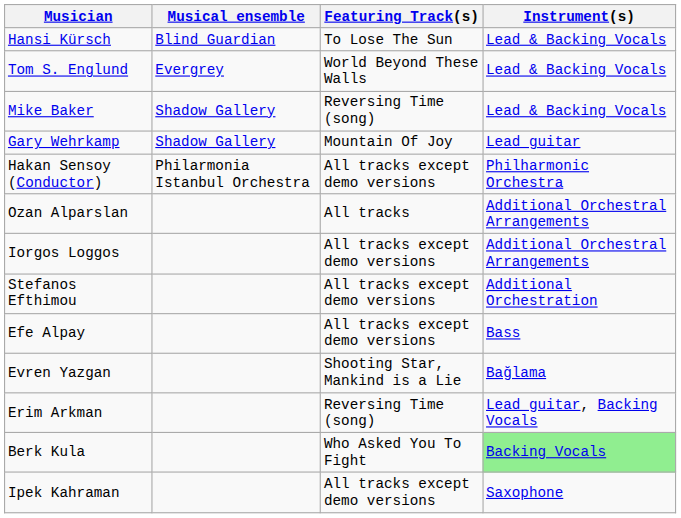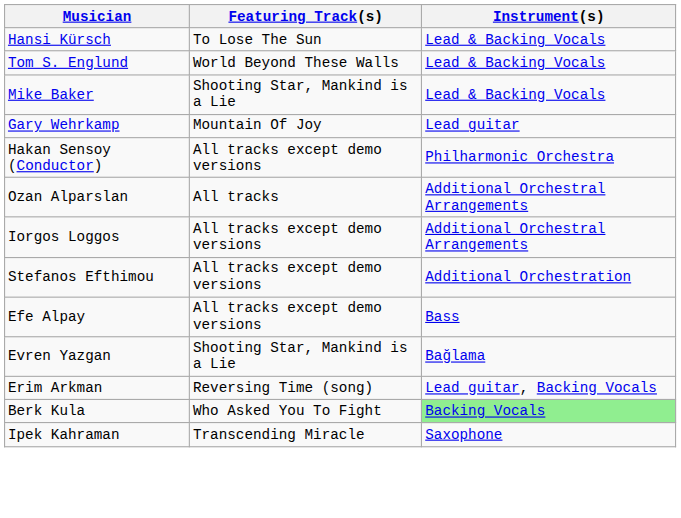- column: (236, 16)
(384, 111) Reversing Time (song) -> (300, 94) Shooting Star, Mankind is a Lie
(397, 492) All tracks except demo versions -> (279, 435) Transcending Miracle
